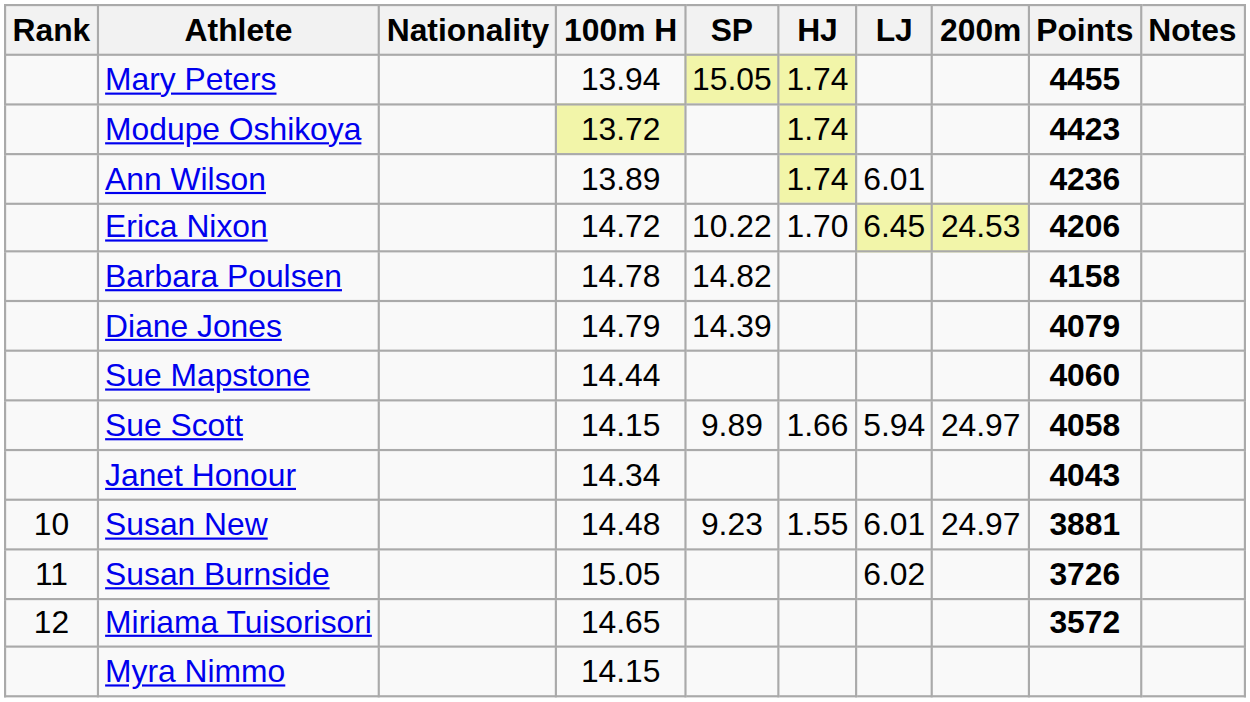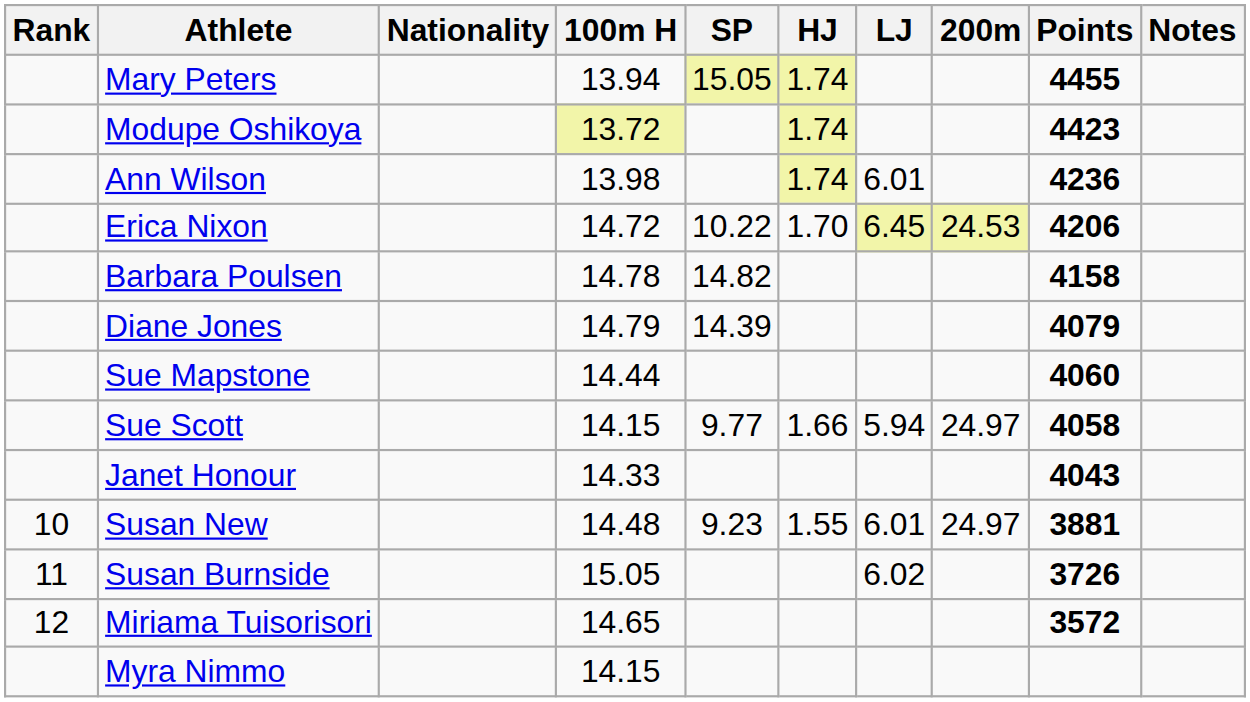(621, 178) 13.89 -> (621, 178) 13.98
(732, 425) 9.89 -> (732, 425) 9.77
(621, 474) 14.34 -> (621, 474) 14.33
